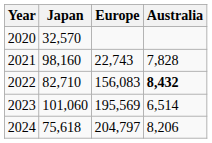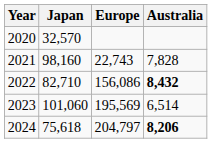(117, 82) 156,083 -> (117, 82) 156,086
(163, 127) normal -> (163, 127) bold
